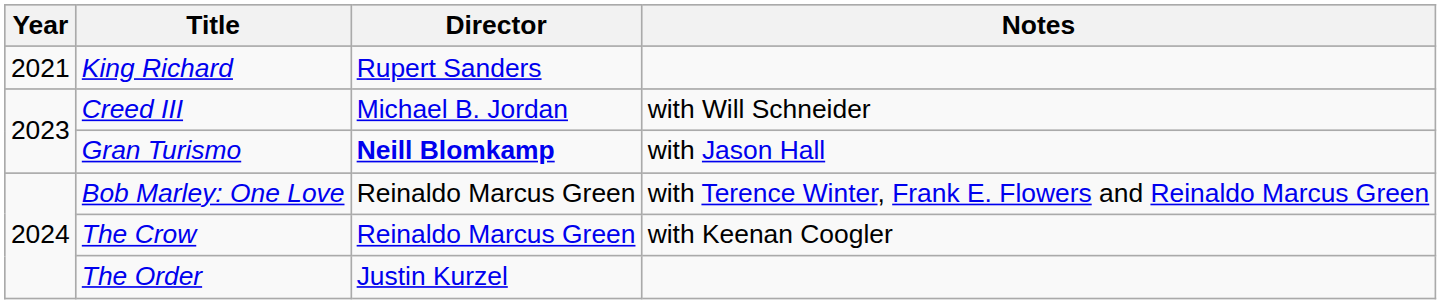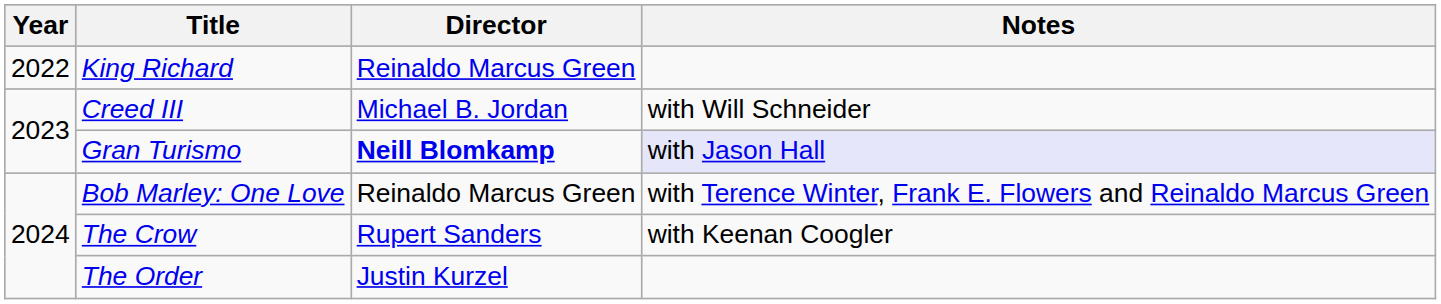(40, 67) 2021 -> (40, 67) 2022
(449, 67) Rupert Sanders -> (496, 67) Reinaldo Marcus Green
(736, 151) no background -> (736, 151) lavender background
(496, 234) Reinaldo Marcus Green -> (449, 234) Rupert Sanders
